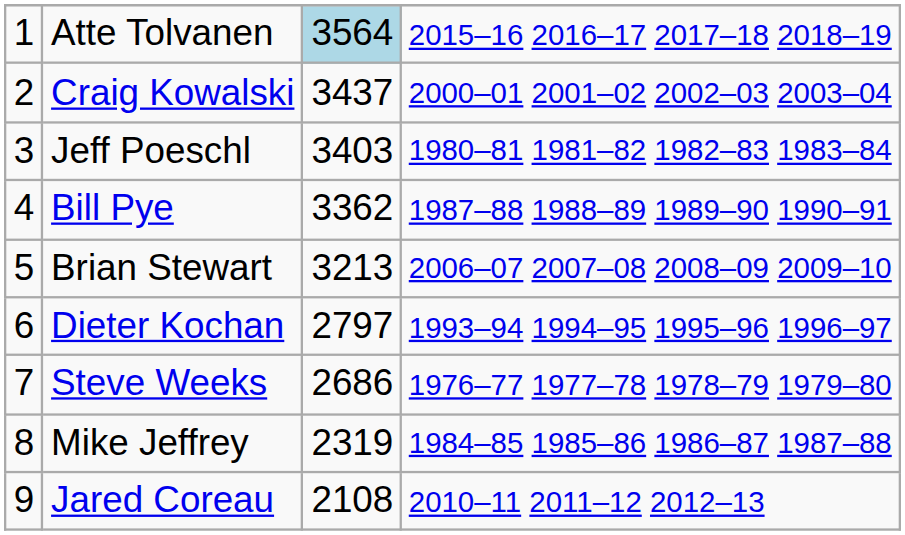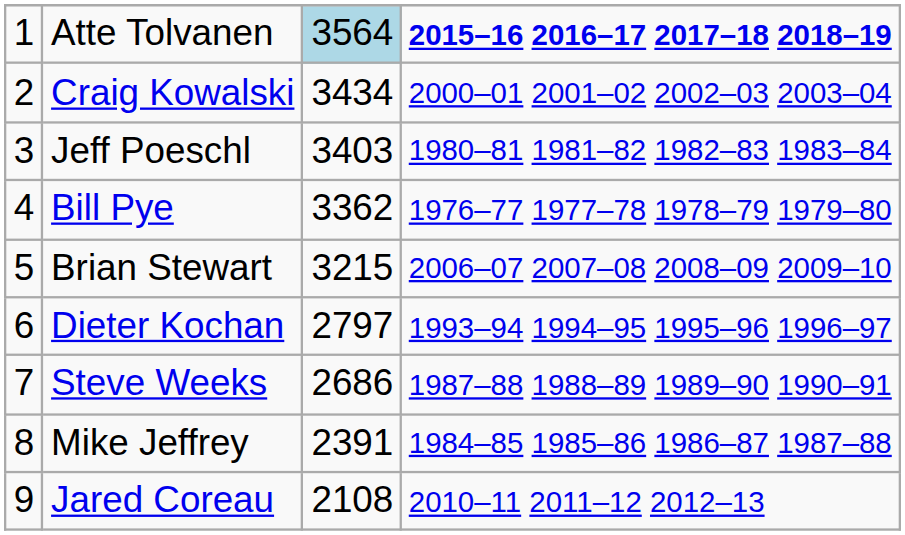(650, 34) normal -> (650, 34) bold
(352, 92) 3437 -> (352, 92) 3434
(650, 209) 1987–88 1988–89 1989–90 1990–91 -> (650, 209) 1976–77 1977–78 1978–79 1979–80
(352, 267) 3213 -> (352, 267) 3215
(650, 385) 1976–77 1977–78 1978–79 1979–80 -> (650, 385) 1987–88 1988–89 1989–90 1990–91
(352, 442) 2319 -> (352, 442) 2391
